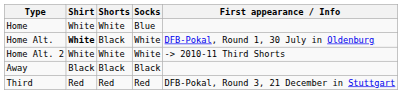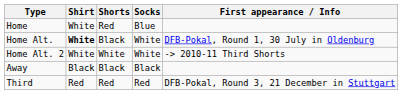(112, 26) White -> (106, 26) Red
